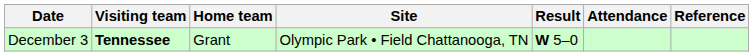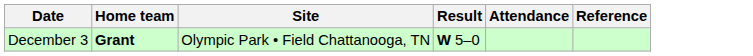- column: (141, 16)
(212, 40) normal -> (115, 40) bold
